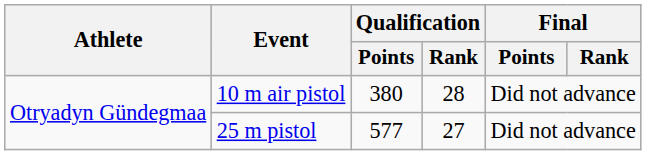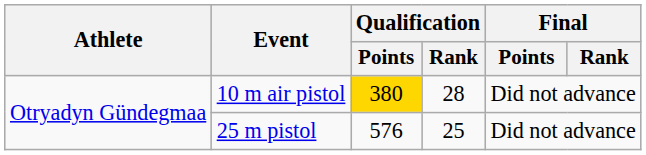(386, 94) no background -> (386, 94) gold background
(386, 130) 577 -> (386, 130) 576
(453, 130) 27 -> (453, 130) 25
